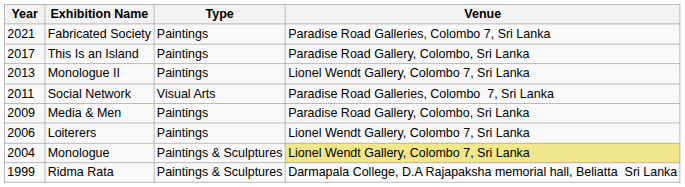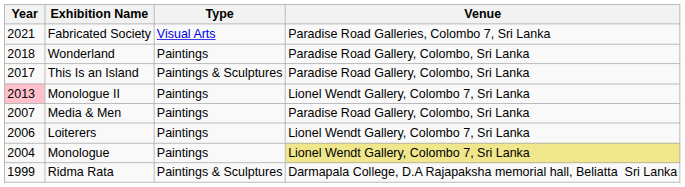(183, 34) Paintings -> (186, 34) Visual Arts
+ row: (81, 53)
(183, 53) Paintings -> (220, 73) Paintings & Sculptures
(25, 73) no background -> (25, 93) pink background
- row: (89, 93)
(21, 113) 2009 -> (21, 113) 2007
(220, 152) Paintings & Sculptures -> (183, 152) Paintings
